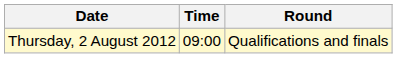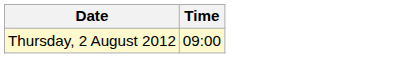- column: (308, 16)
